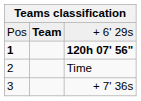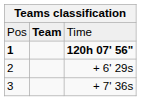(113, 31) + 6' 29s -> (79, 31) Time
(79, 68) Time -> (113, 68) + 6' 29s
